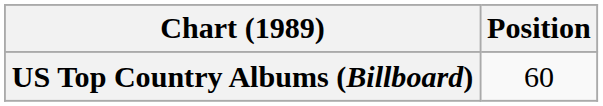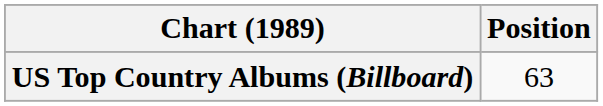(539, 76) 60 -> (539, 76) 63
